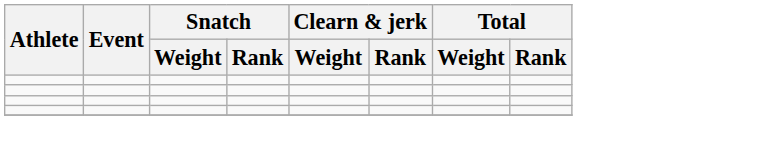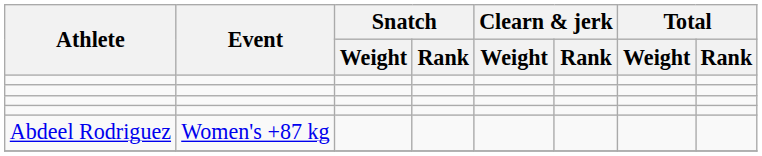+ row: (90, 132)
